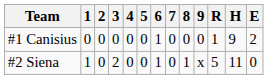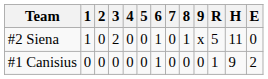rows swapped: (42, 39) <-> (33, 62)
